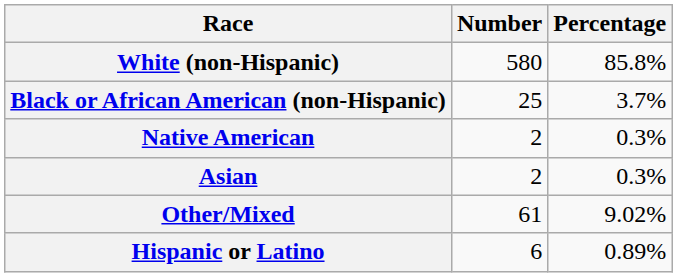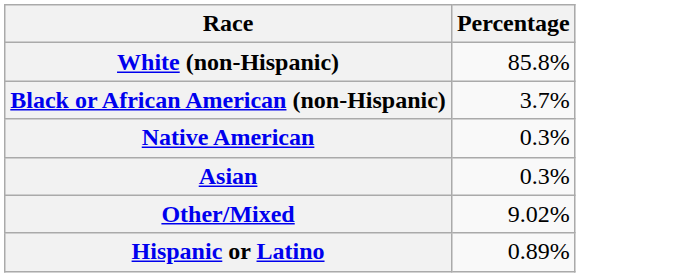- column: (500, 23)
